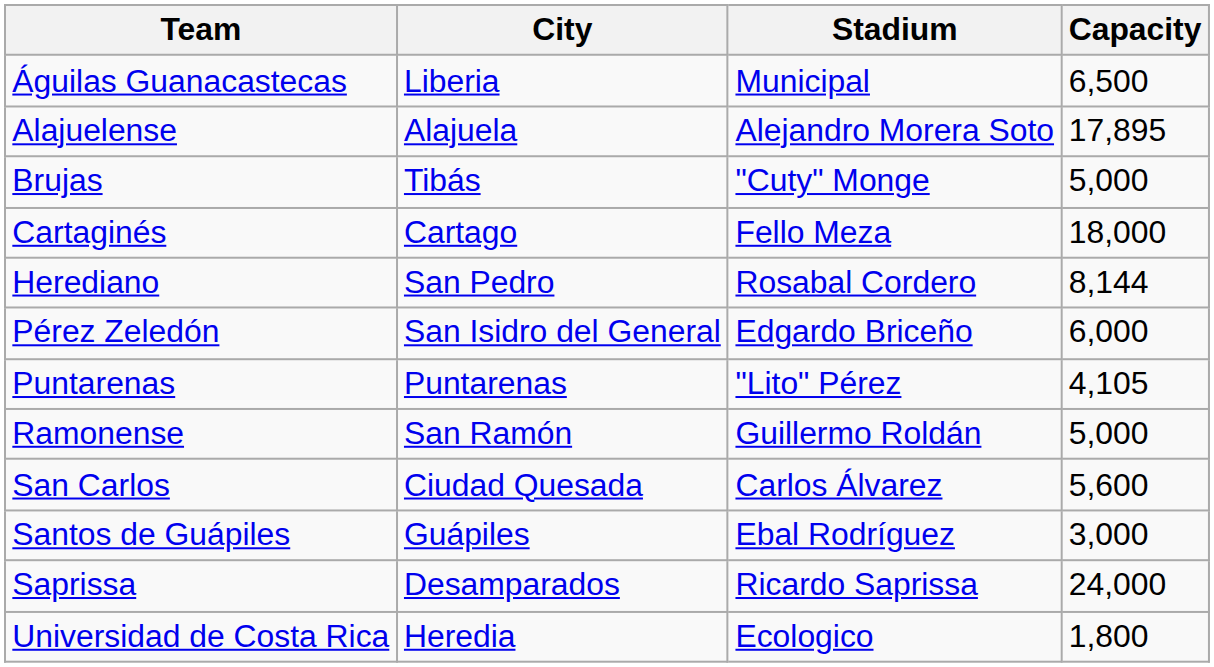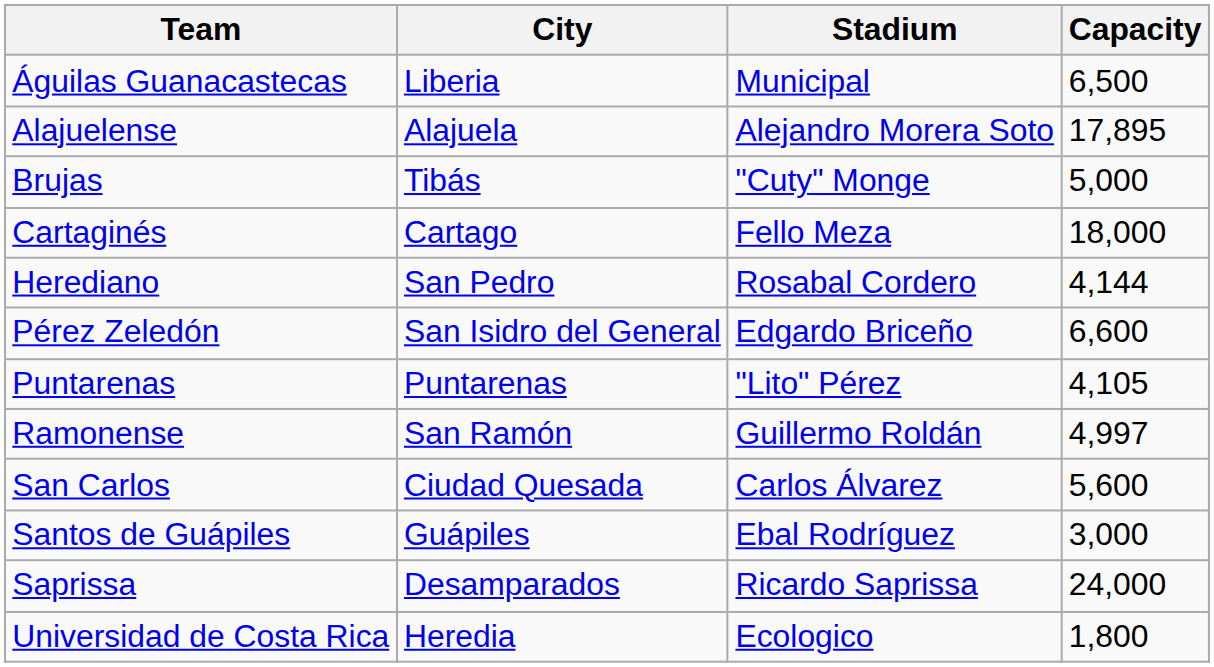(1109, 282) 8,144 -> (1109, 282) 4,144
(1109, 332) 6,000 -> (1109, 332) 6,600
(1109, 433) 5,000 -> (1109, 433) 4,997
